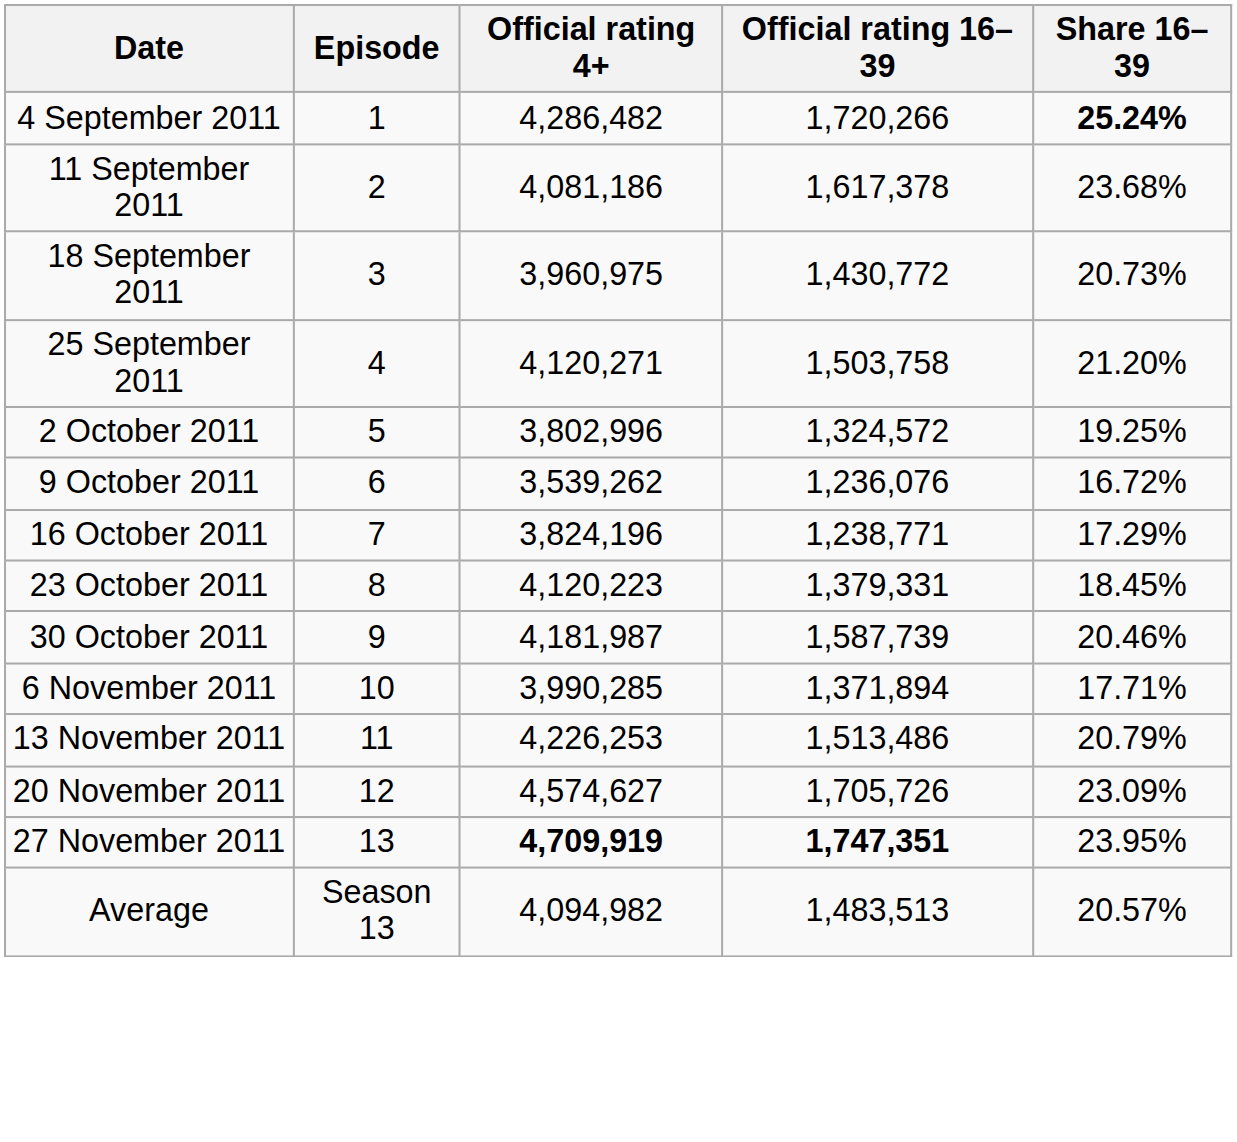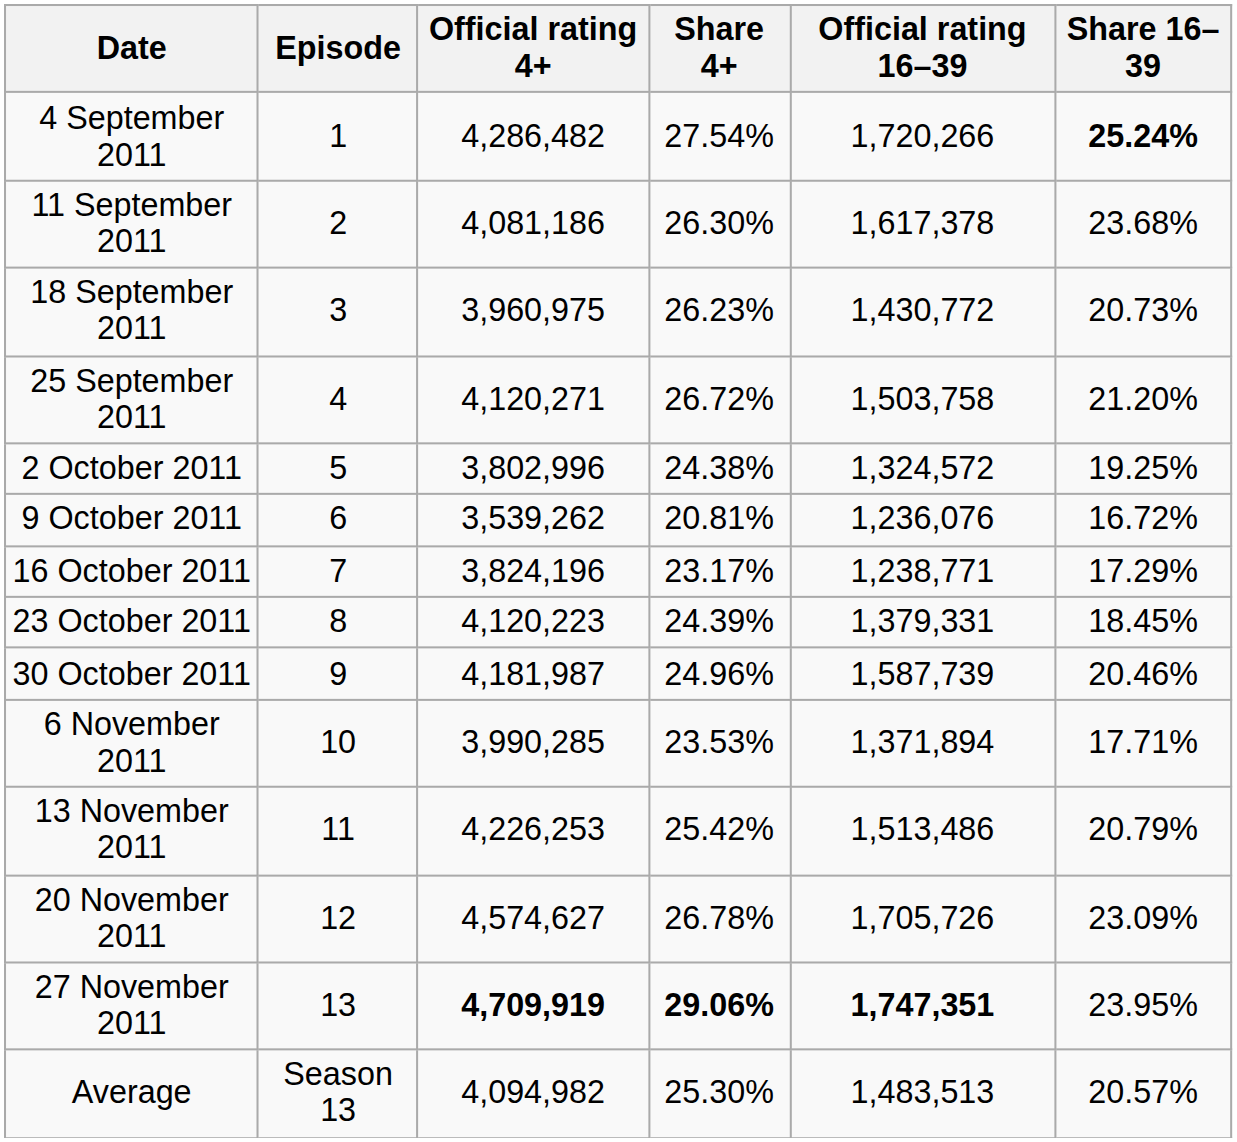+ column: (719, 48)
